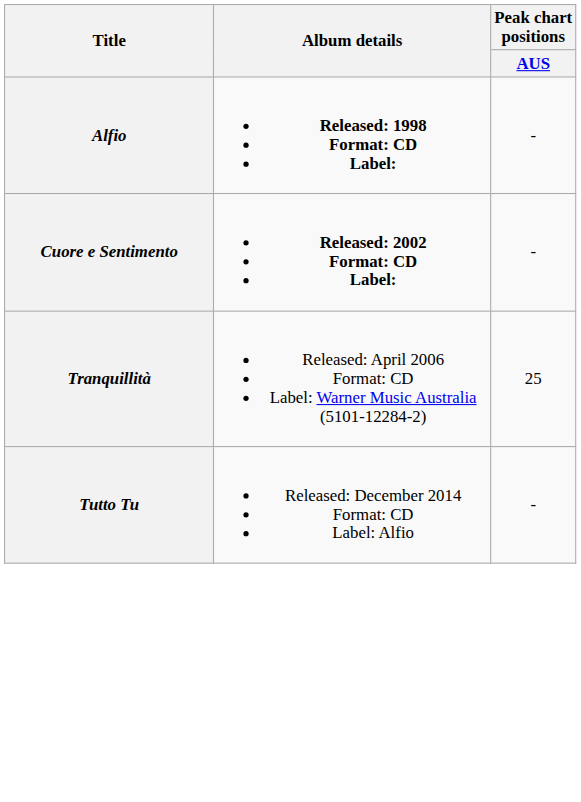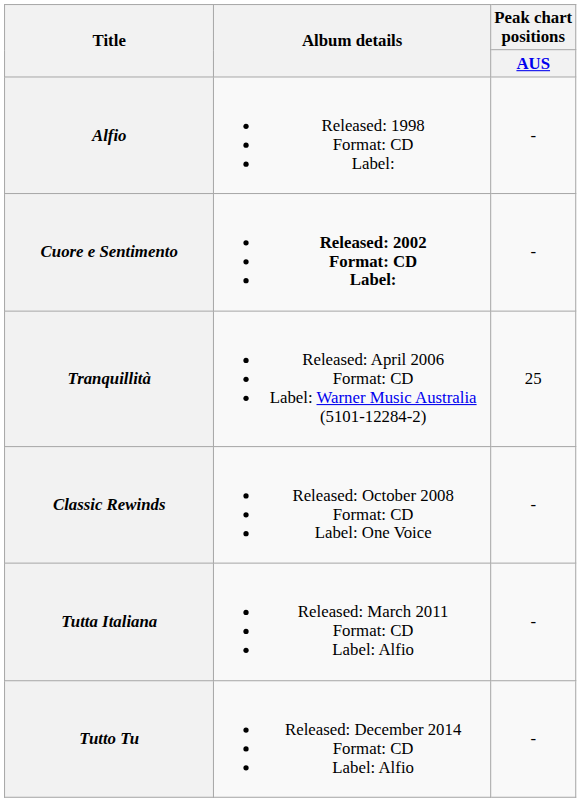(352, 145) bold -> (352, 145) normal
+ row: (109, 504)
+ row: (109, 621)
